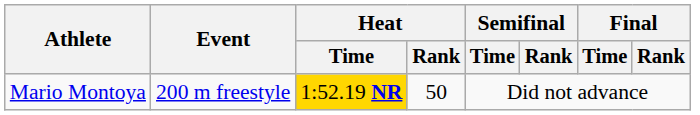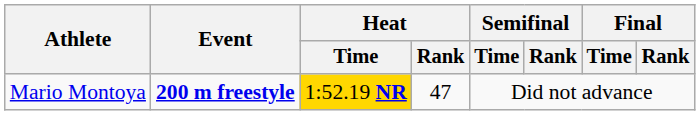(223, 92) normal -> (225, 92) bold
(436, 92) 50 -> (441, 92) 47
